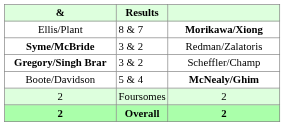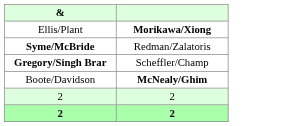- column: (142, 12)
